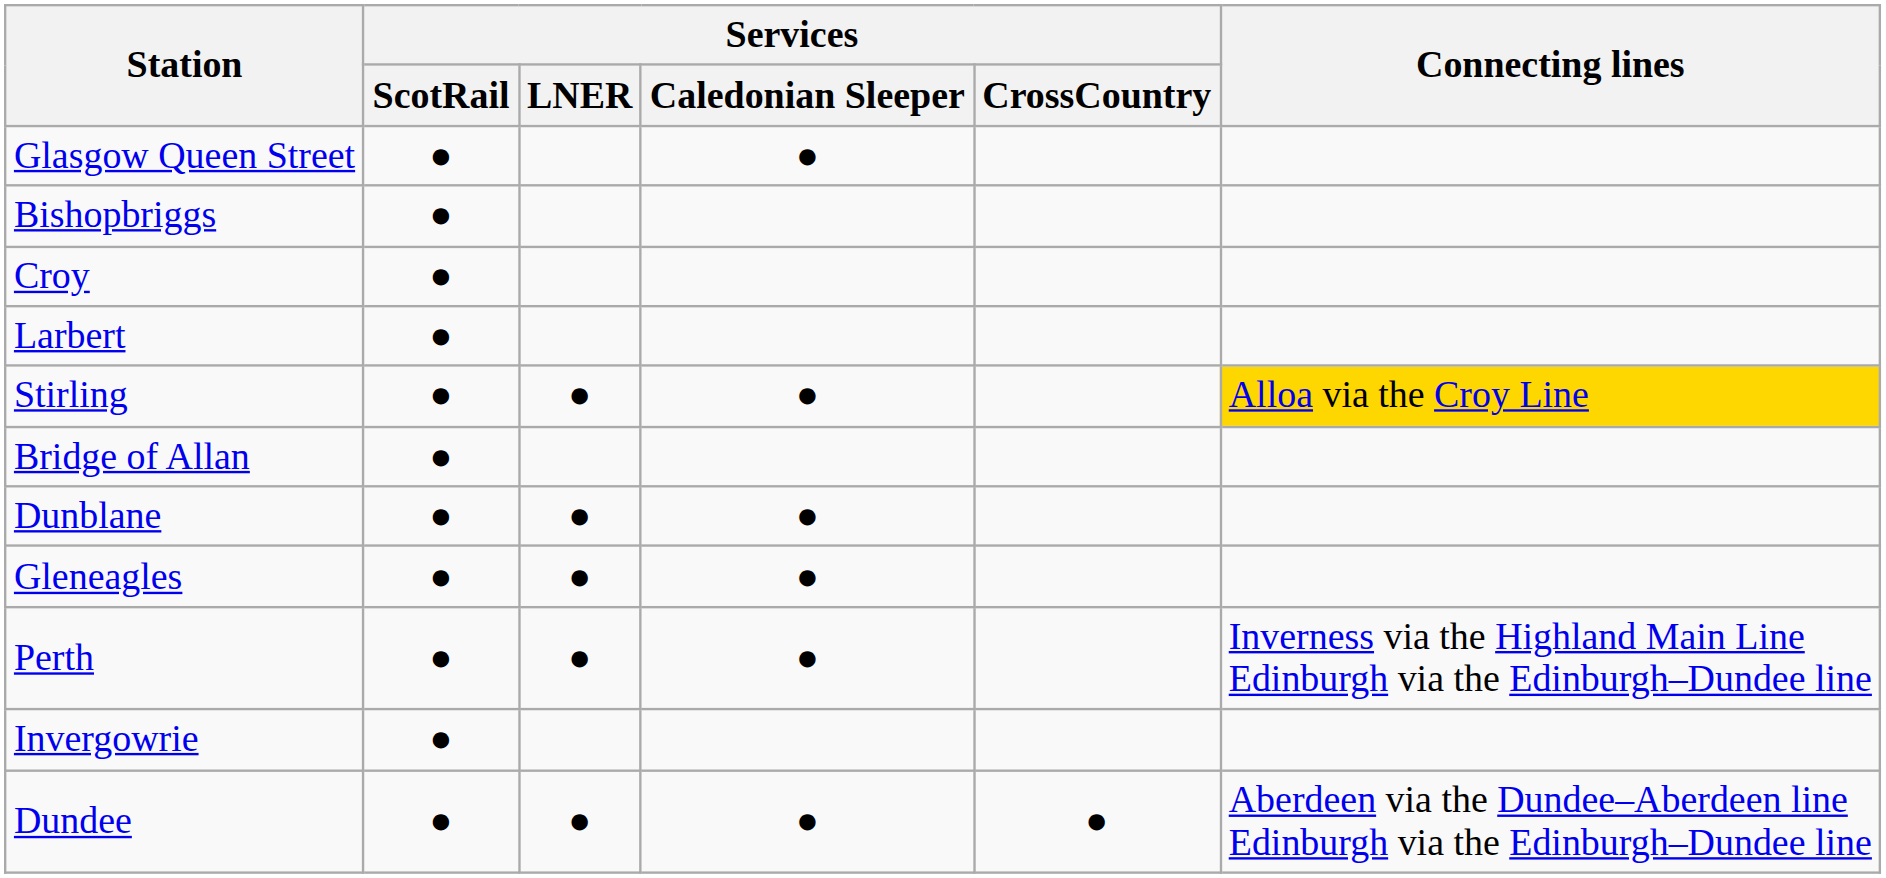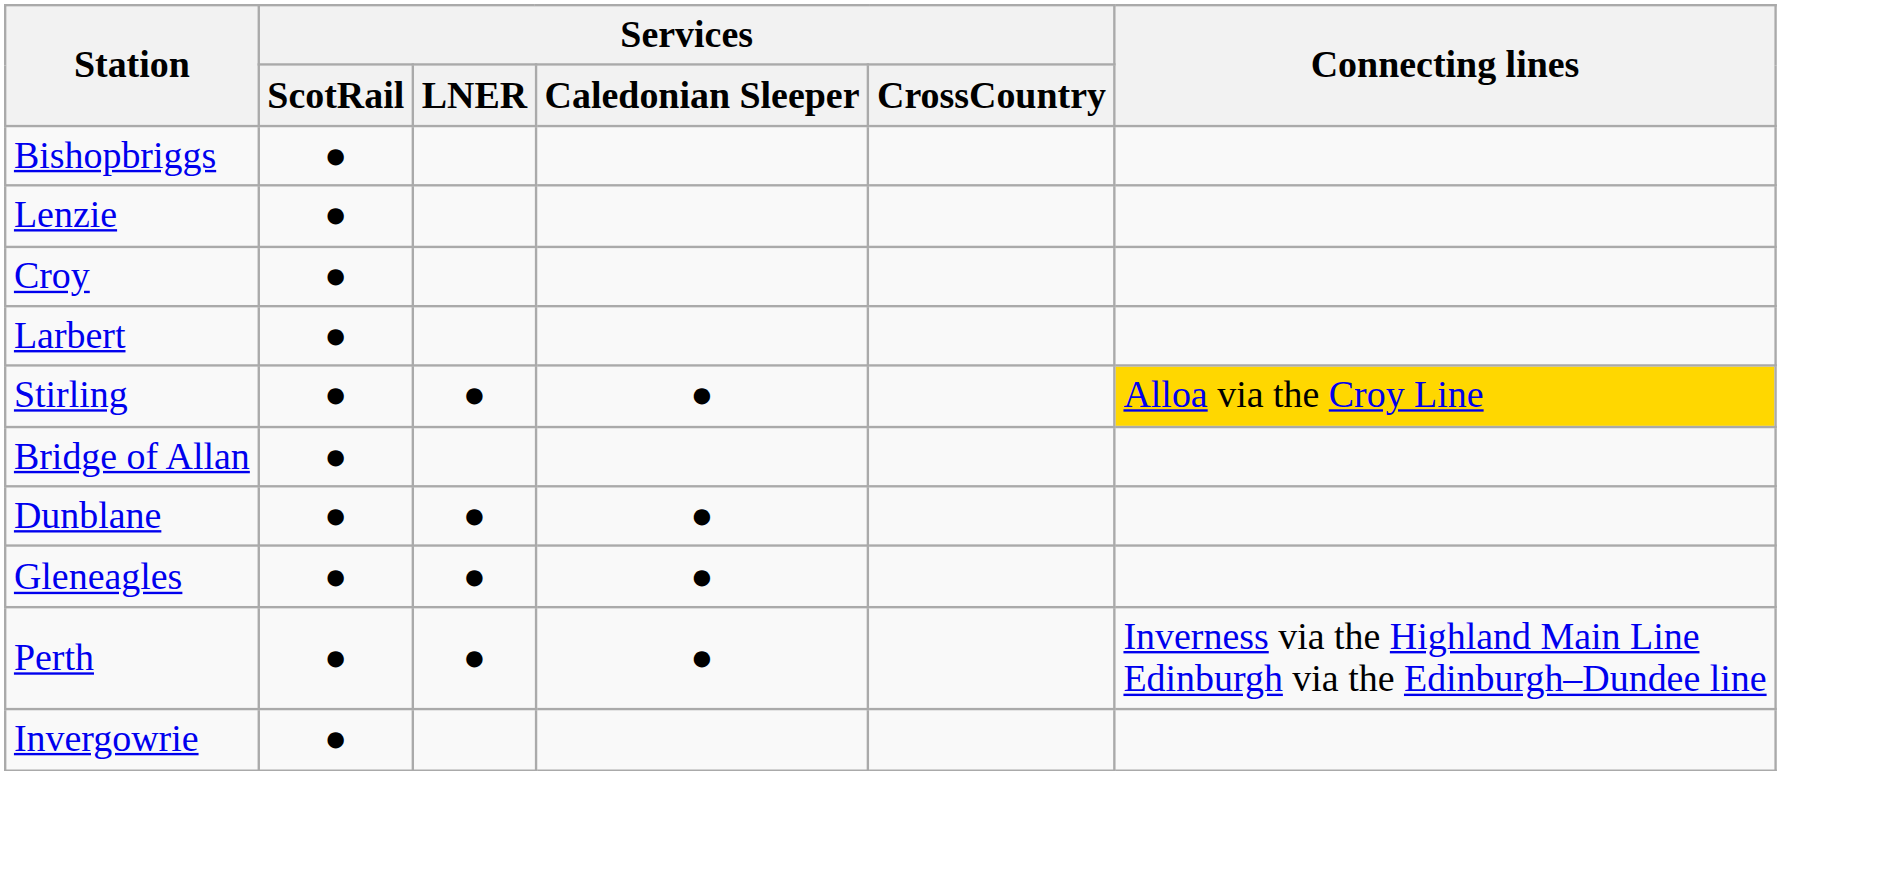- row: (185, 154)
+ row: (66, 214)
- row: (73, 820)
